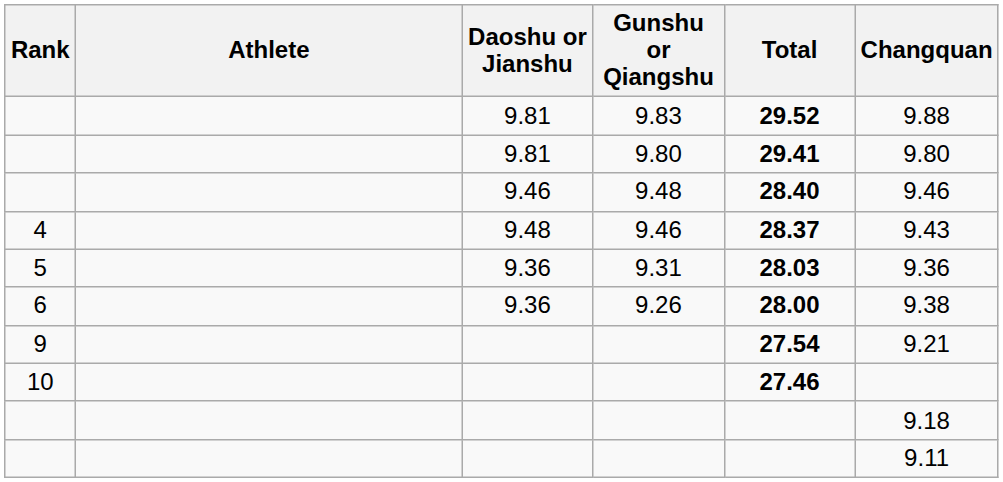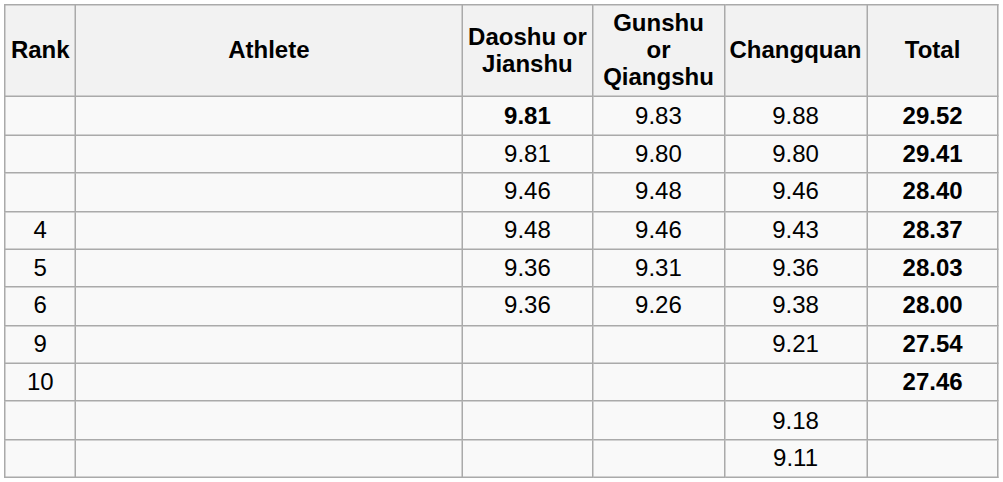columns swapped: (927, 50) <-> (790, 50)
(527, 115) normal -> (527, 115) bold
